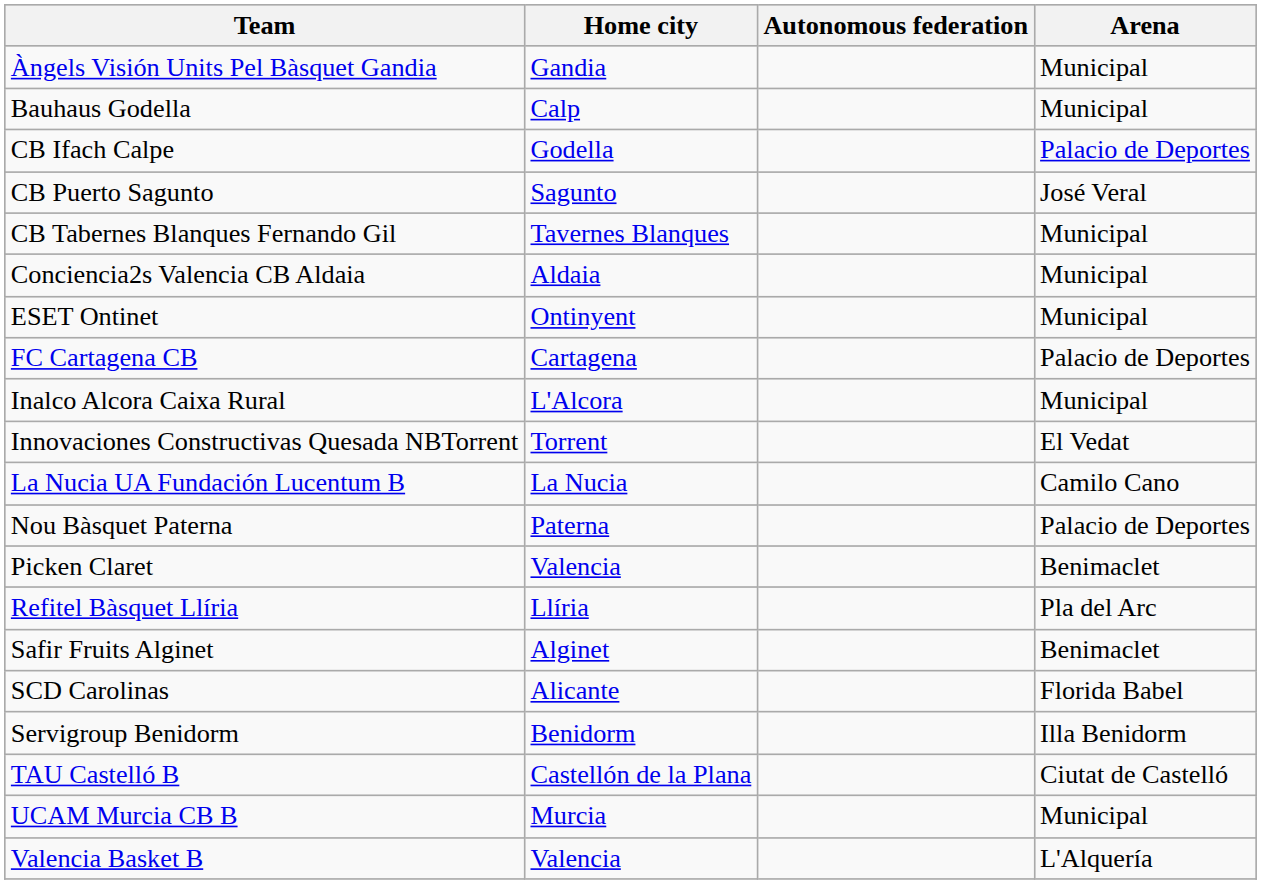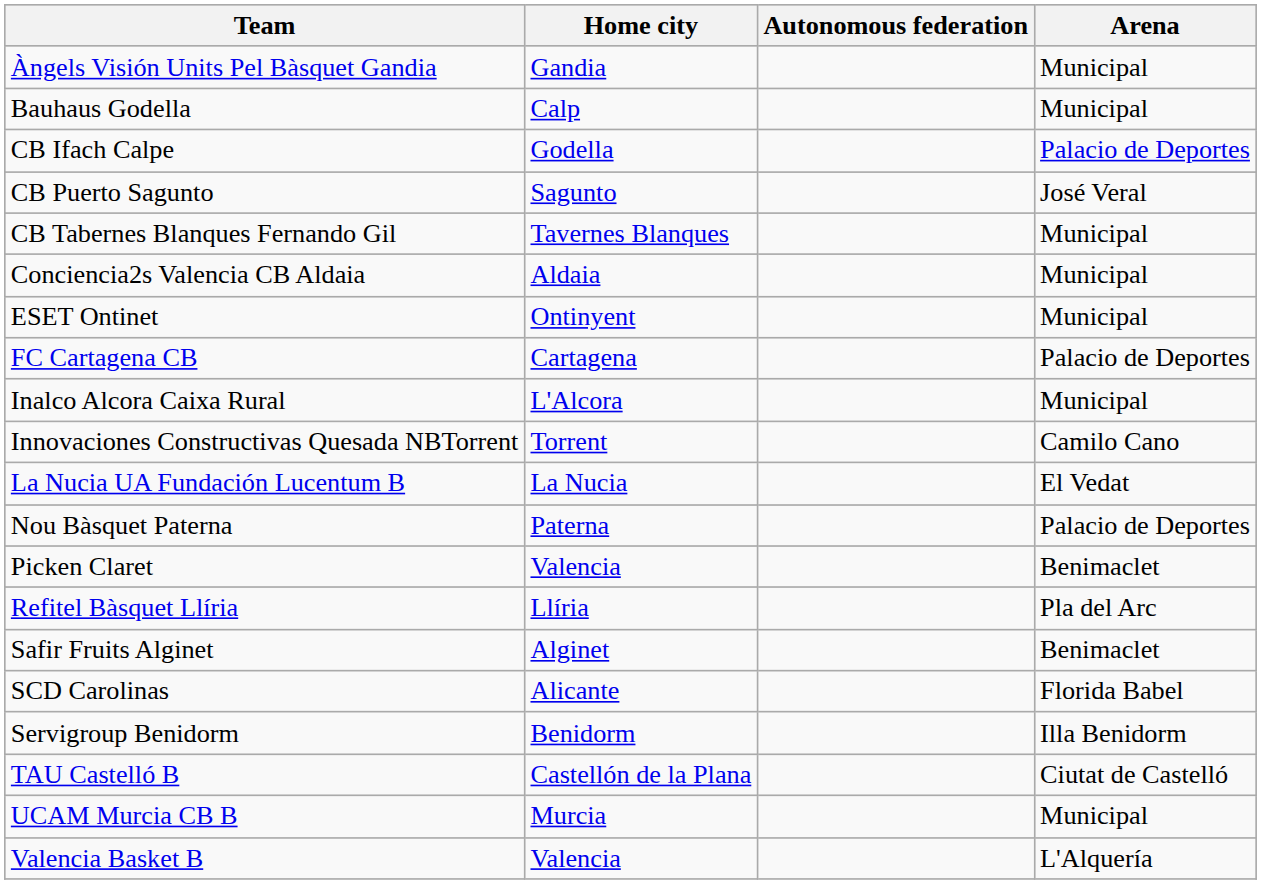(1085, 441) El Vedat -> (1110, 441) Camilo Cano
(1110, 483) Camilo Cano -> (1085, 483) El Vedat
